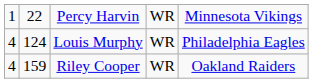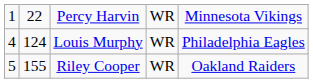(12, 66) 4 -> (12, 66) 5
(35, 66) 159 -> (35, 66) 155
